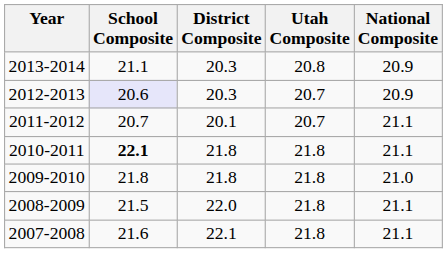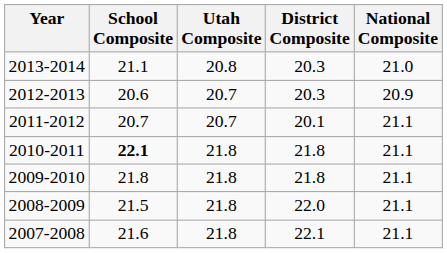columns swapped: (221, 28) <-> (310, 28)
(398, 66) 20.9 -> (398, 66) 21.0
(133, 94) lavender background -> (133, 94) no background
(398, 177) 21.0 -> (398, 177) 21.1
